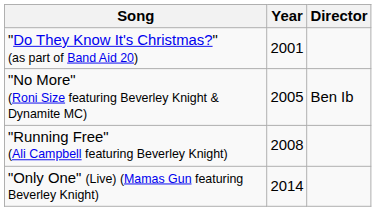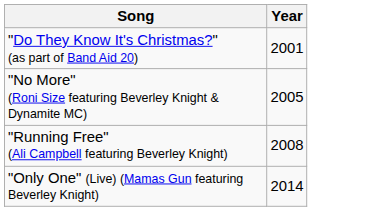- column: (339, 16)
